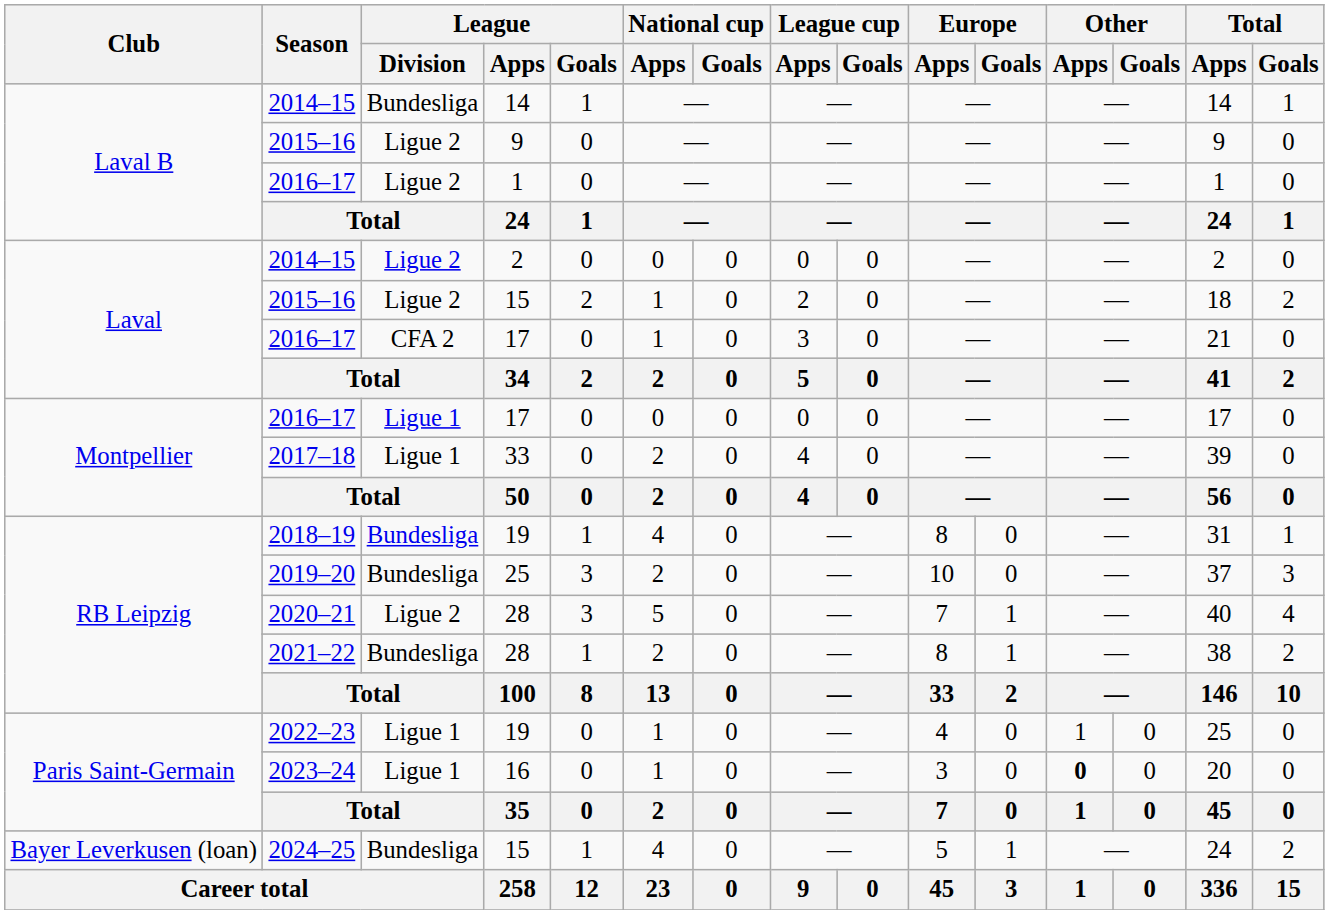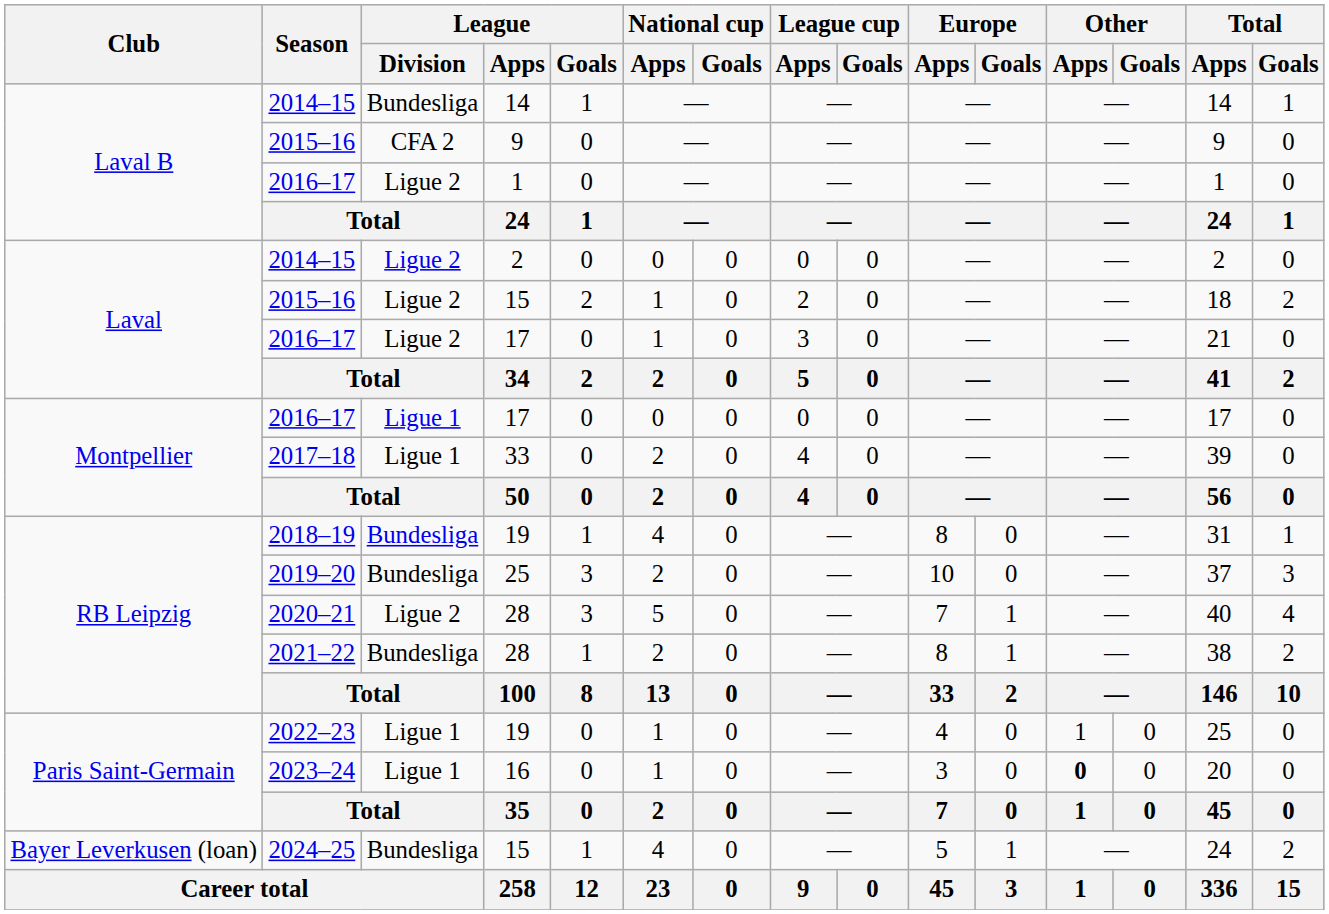(422, 142) Ligue 2 -> (422, 142) CFA 2
(422, 338) CFA 2 -> (422, 338) Ligue 2
